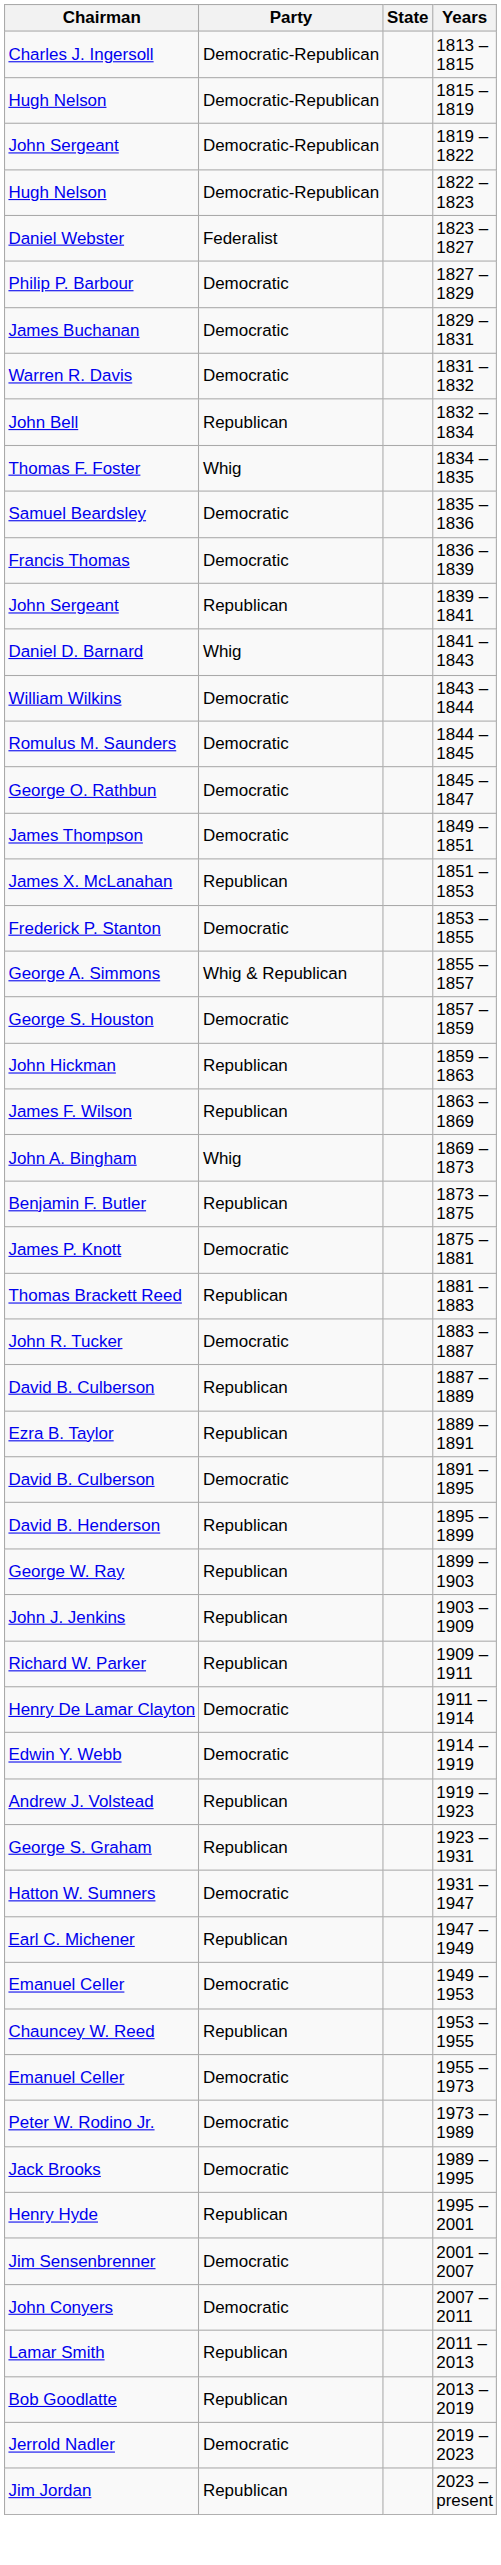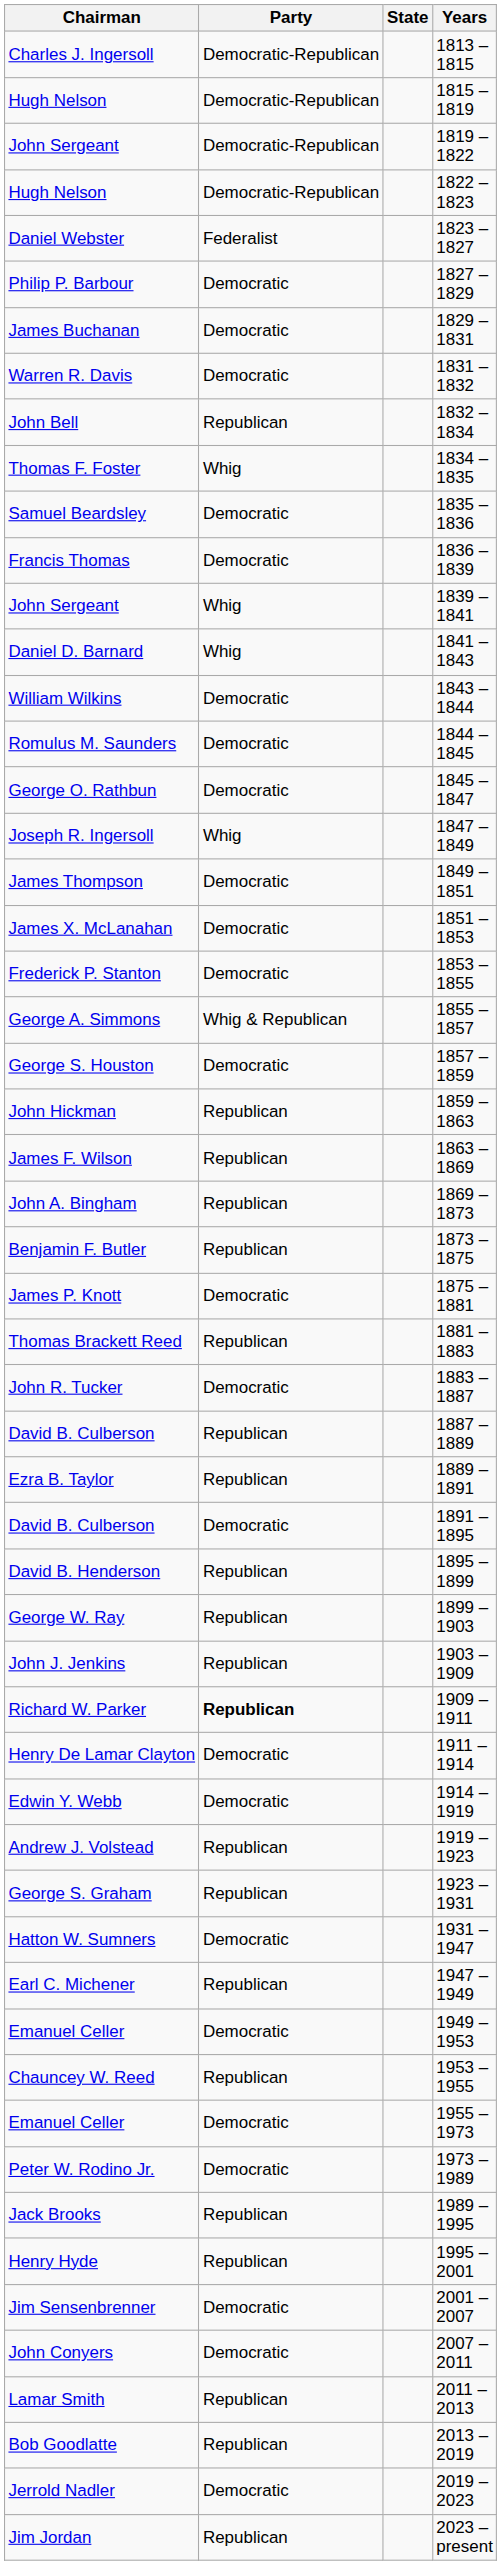(245, 606) Republican -> (222, 606) Whig
+ row: (81, 836)
(245, 881) Republican -> (246, 927) Democratic
(222, 1157) Whig -> (245, 1203) Republican
(245, 1663) normal -> (249, 1709) bold
(246, 2169) Democratic -> (245, 2215) Republican
